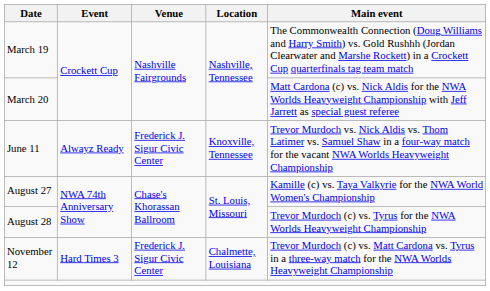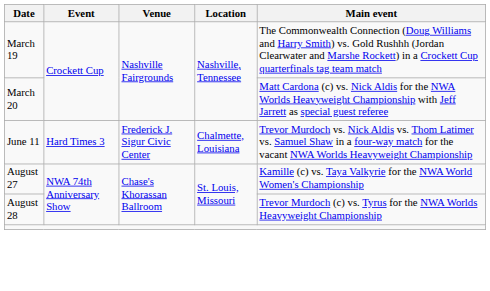(92, 148) Alwayz Ready -> (75, 141) Hard Times 3
(231, 148) Knoxville, Tennessee -> (221, 141) Chalmette, Louisiana
- row: (30, 258)
